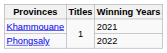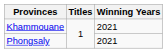(107, 41) 2022 -> (107, 41) 2021
